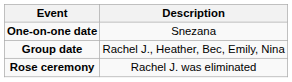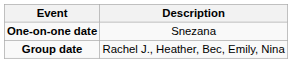- row: (52, 67)
